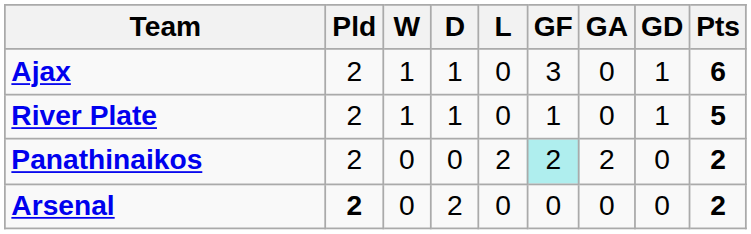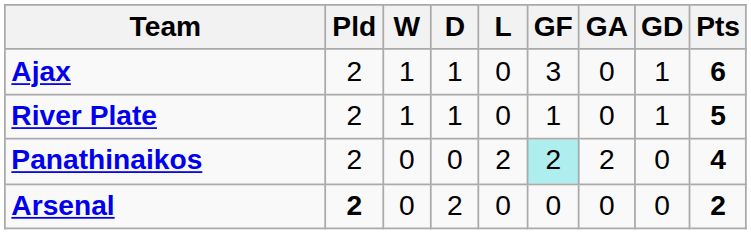(718, 160) 2 -> (718, 160) 4
